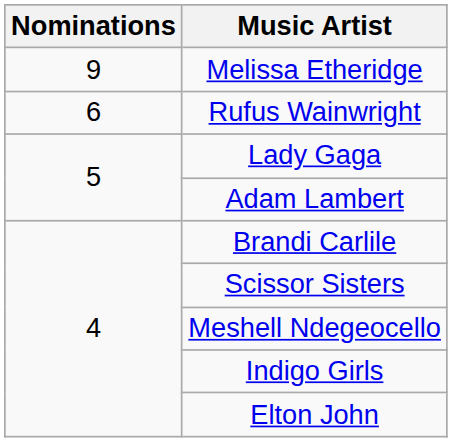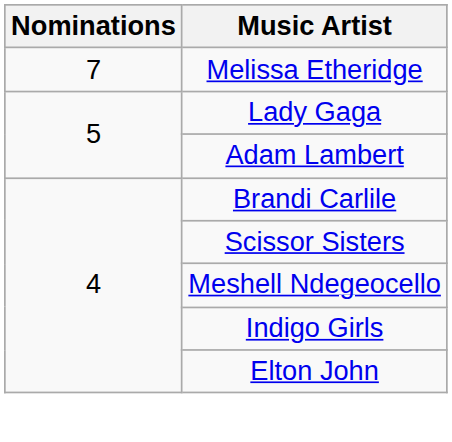(93, 69) 9 -> (93, 69) 7
- row: (315, 112)
